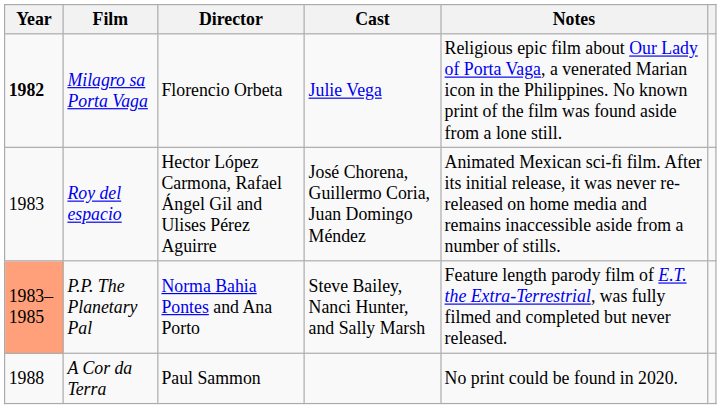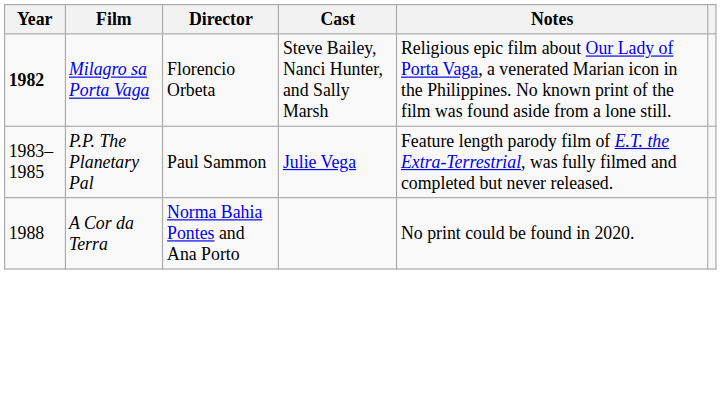(345, 90) Julie Vega -> (333, 80) Steve Bailey, Nanci Hunter, and Sally Marsh
- row: (95, 204)
(31, 307) lightsalmon background -> (31, 162) no background
(217, 307) Norma Bahia Pontes and Ana Porto -> (217, 162) Paul Sammon
(367, 307) Steve Bailey, Nanci Hunter, and Sally Marsh -> (320, 162) Julie Vega
(211, 378) Paul Sammon -> (215, 233) Norma Bahia Pontes and Ana Porto
